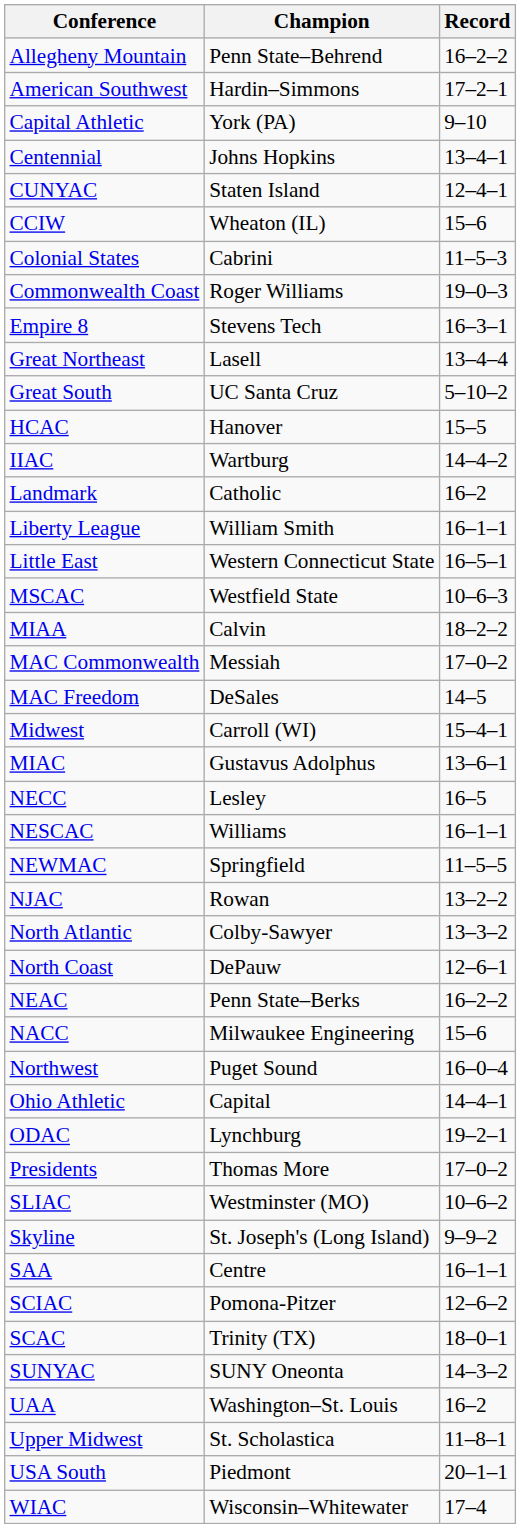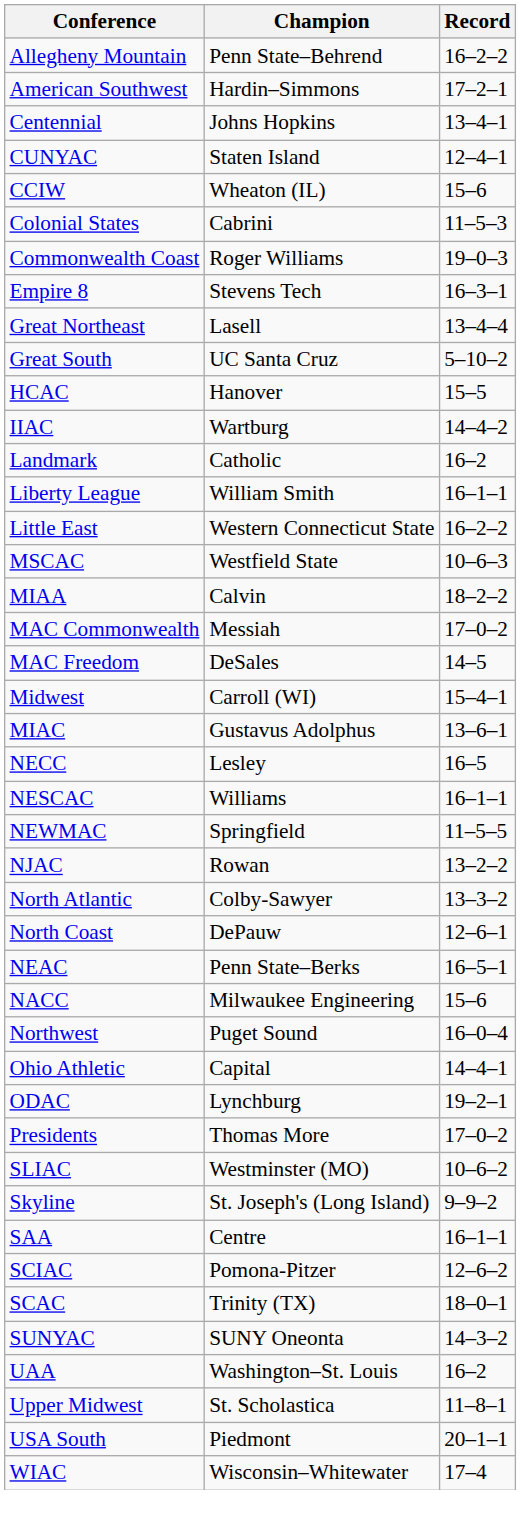- row: (77, 122)
(476, 561) 16–5–1 -> (476, 527) 16–2–2
(476, 1000) 16–2–2 -> (476, 966) 16–5–1
